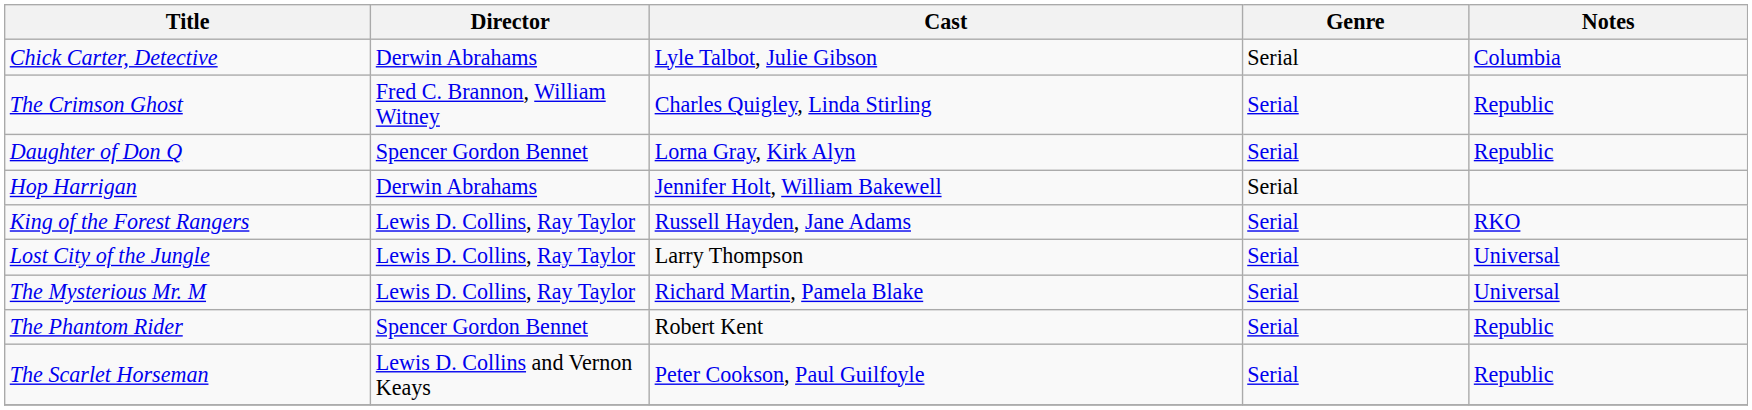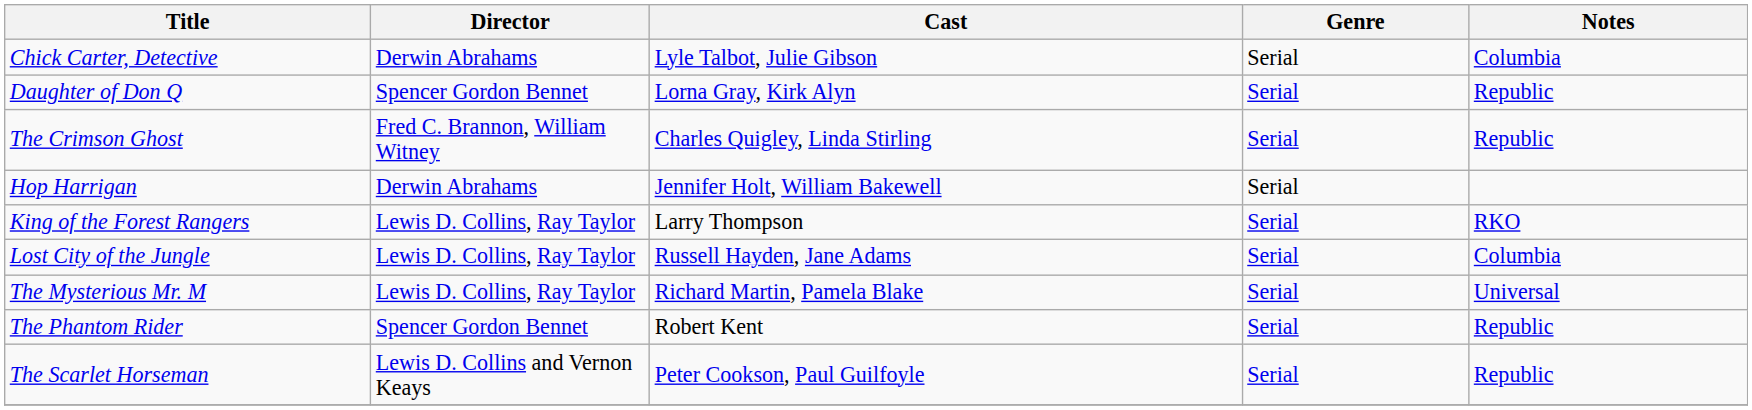rows swapped: (96, 104) <-> (96, 151)
(783, 221) Russell Hayden, Jane Adams -> (729, 221) Larry Thompson
(729, 256) Larry Thompson -> (783, 256) Russell Hayden, Jane Adams
(1517, 256) Universal -> (1517, 256) Columbia
